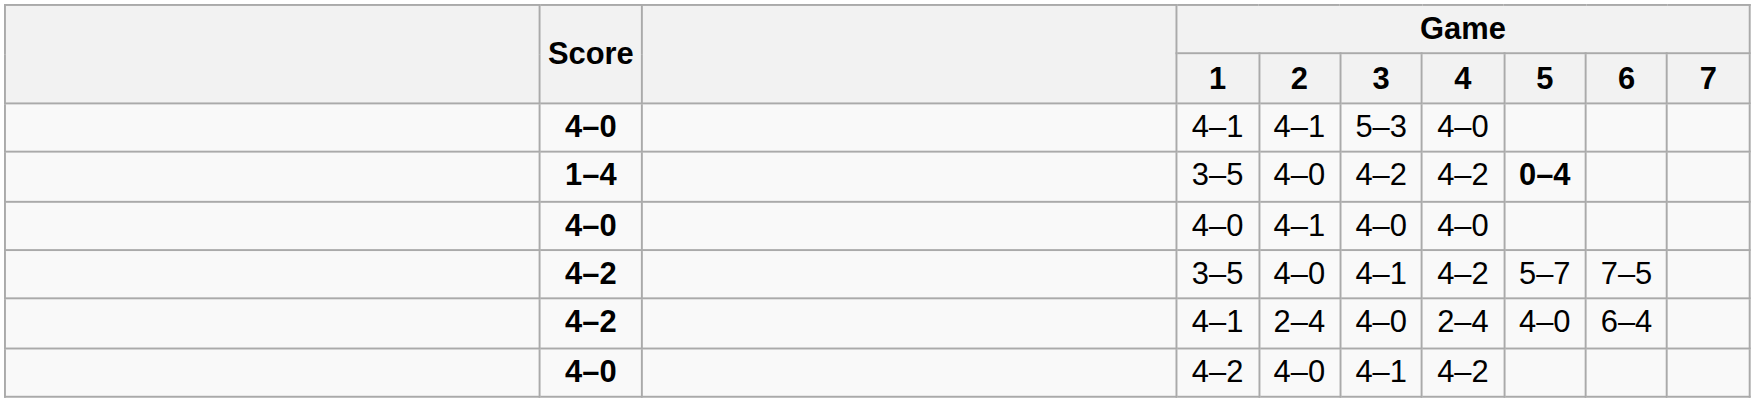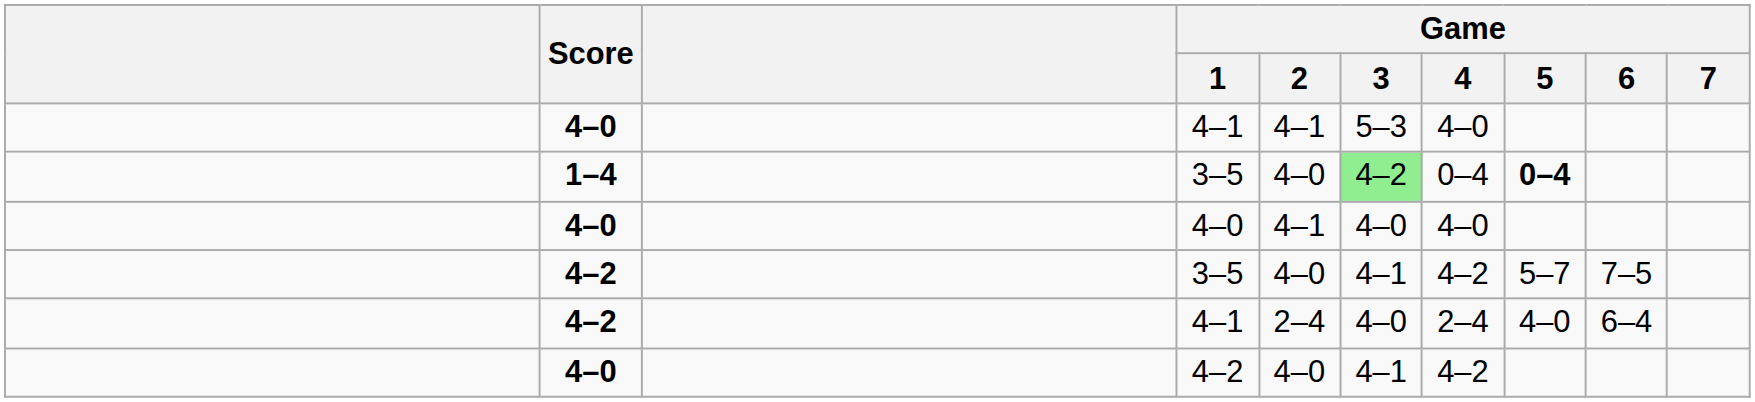(1381, 175) no background -> (1381, 175) lightgreen background
(1463, 175) 4–2 -> (1463, 175) 0–4
